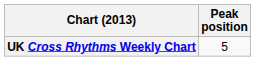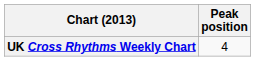(225, 46) 5 -> (225, 46) 4
